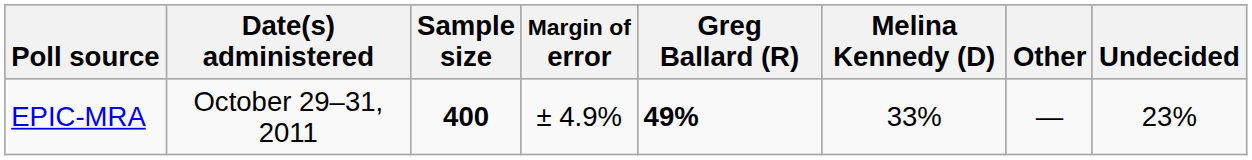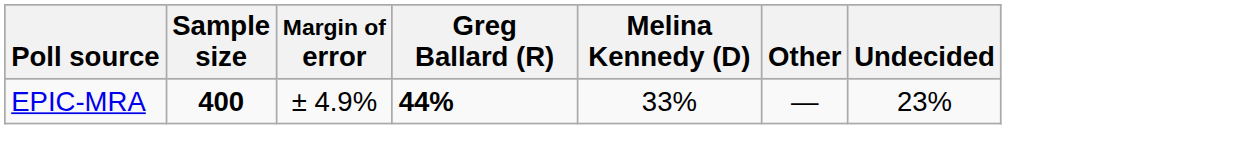- column: (288, 41)
(671, 116) 49% -> (426, 100) 44%
